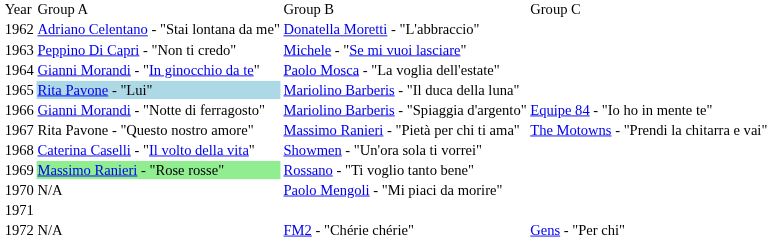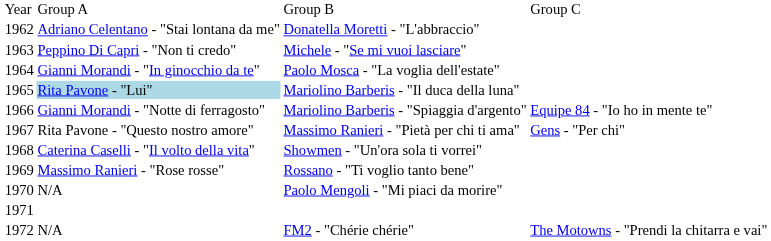(649, 130) The Motowns - "Prendi la chitarra e vai" -> (578, 130) Gens - "Per chi"
(131, 170) lightgreen background -> (131, 170) no background
(578, 230) Gens - "Per chi" -> (649, 230) The Motowns - "Prendi la chitarra e vai"
